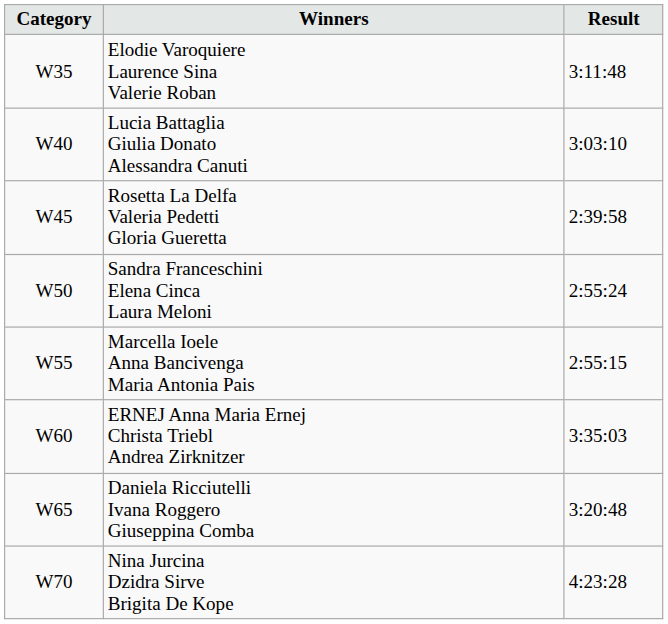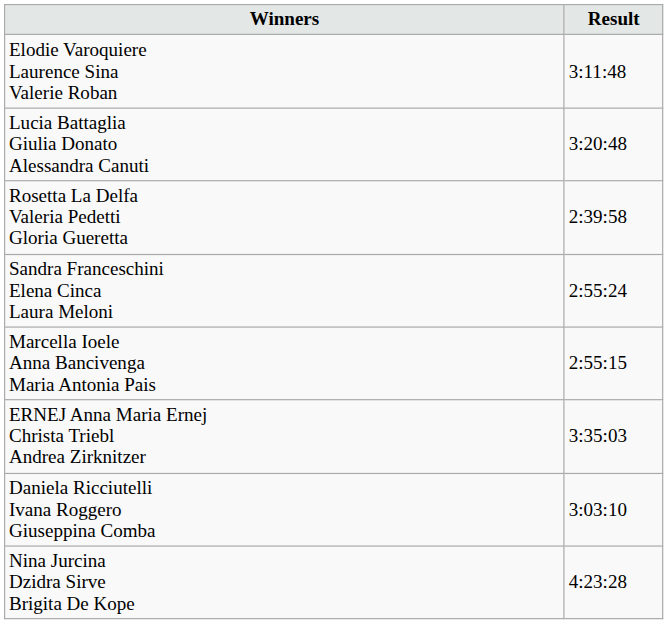- column: (54, 19)
(598, 144) 3:03:10 -> (598, 144) 3:20:48
(598, 509) 3:20:48 -> (598, 509) 3:03:10
